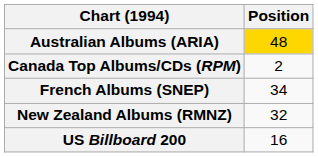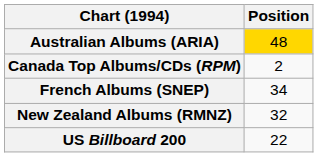(279, 139) 16 -> (279, 139) 22
